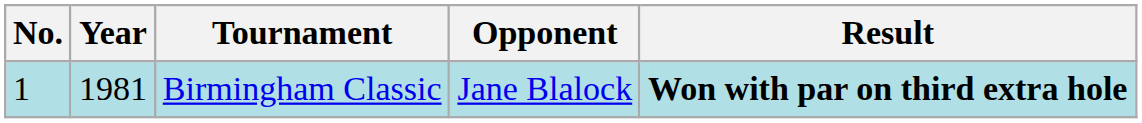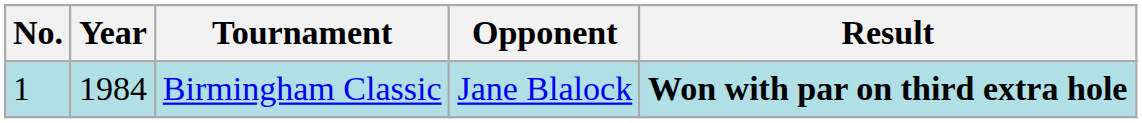(113, 88) 1981 -> (113, 88) 1984
